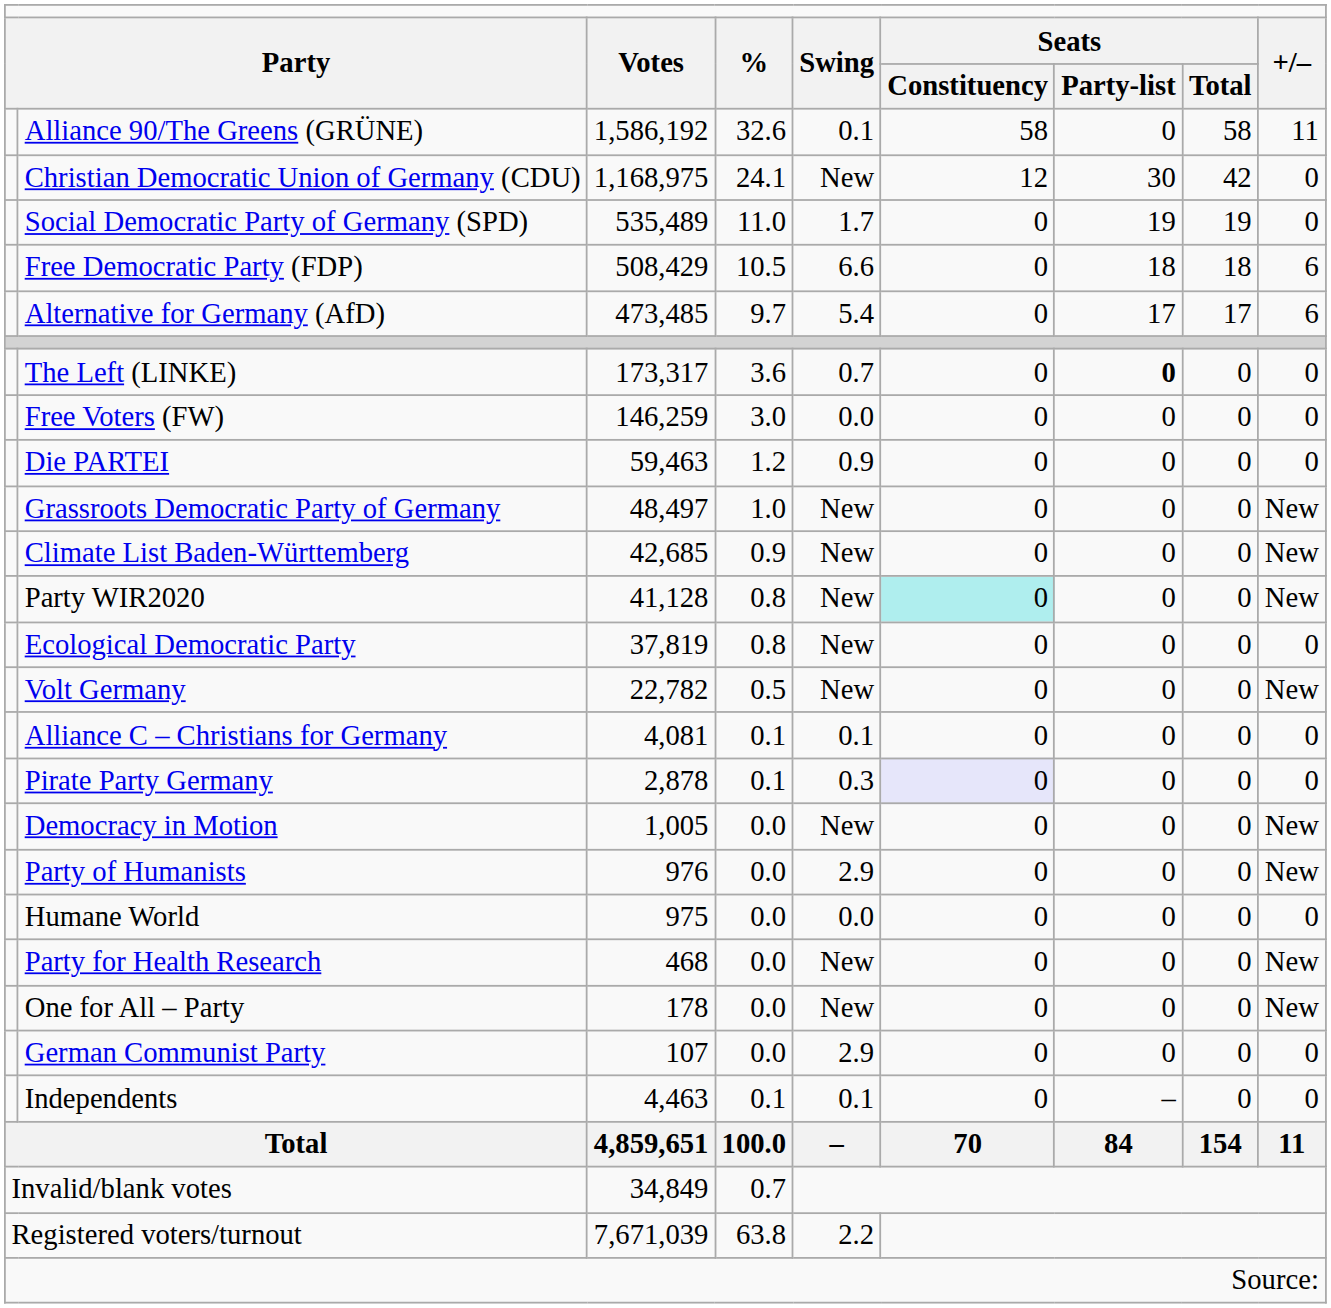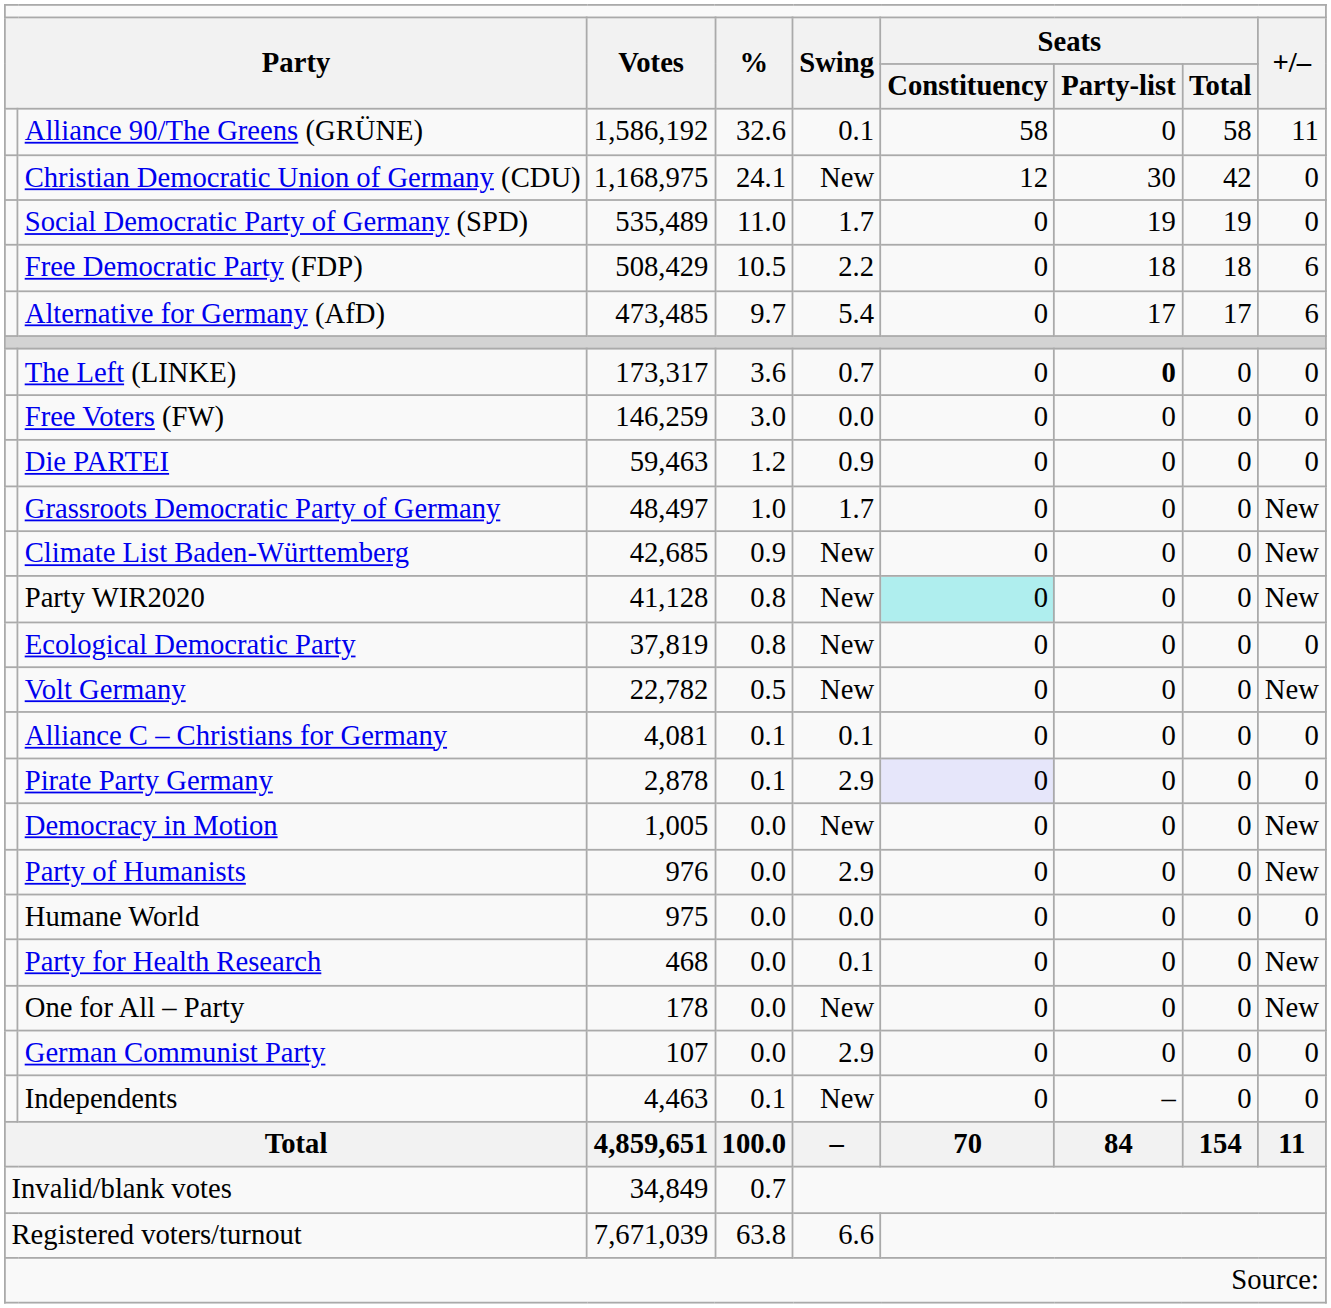(856, 267) 6.6 -> (856, 267) 2.2
(847, 507) New -> (856, 507) 1.7
(856, 780) 0.3 -> (856, 780) 2.9
(847, 962) New -> (856, 962) 0.1
(856, 1098) 0.1 -> (847, 1098) New
(856, 1234) 2.2 -> (856, 1234) 6.6
